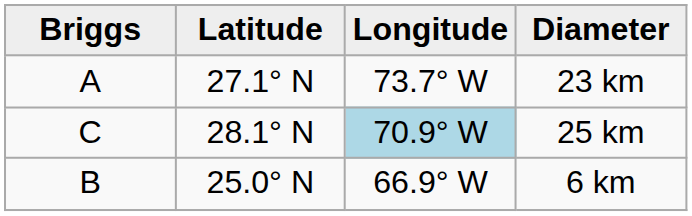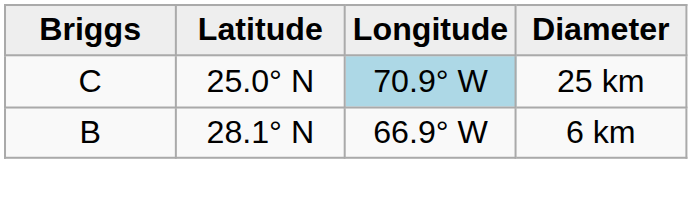- row: (601, 81)
(260, 132) 28.1° N -> (260, 81) 25.0° N
(260, 183) 25.0° N -> (260, 132) 28.1° N
